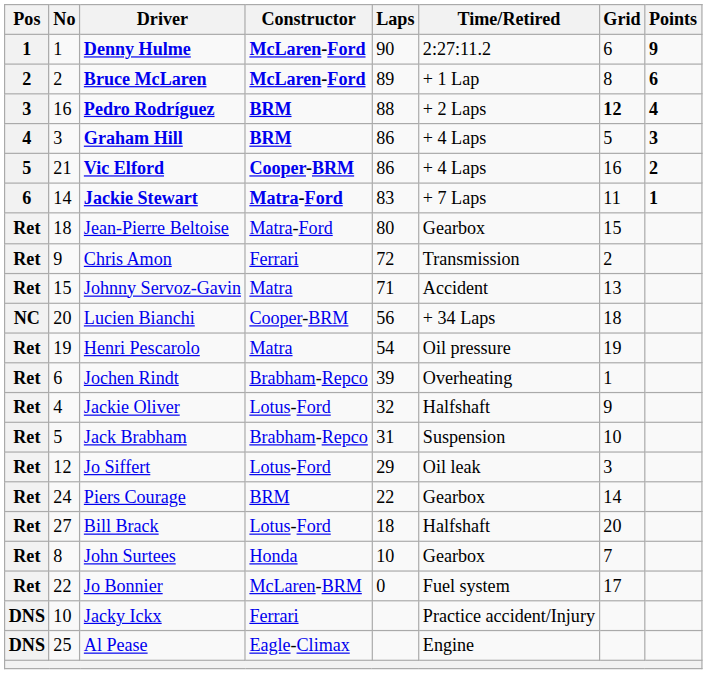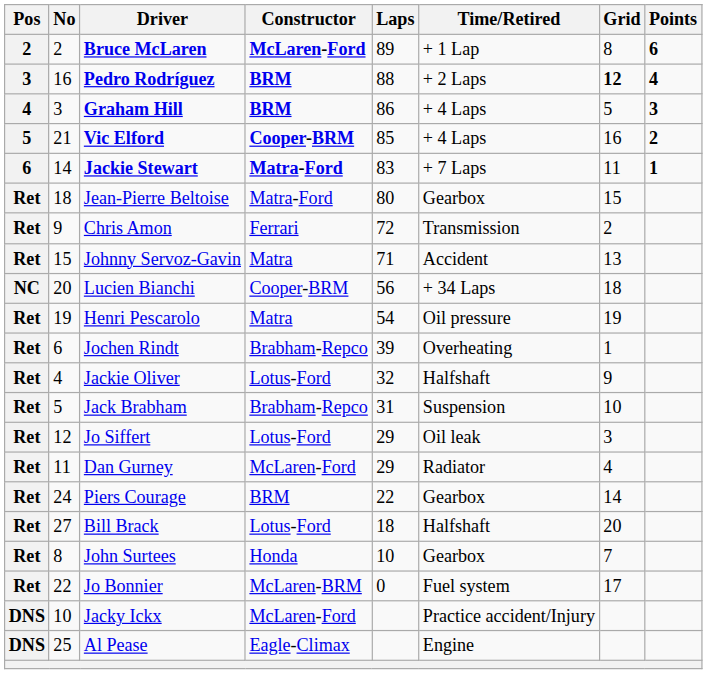- row: (137, 49)
(385, 168) 86 -> (385, 138) 85
+ row: (128, 466)
(274, 616) Ferrari -> (303, 616) McLaren-Ford
